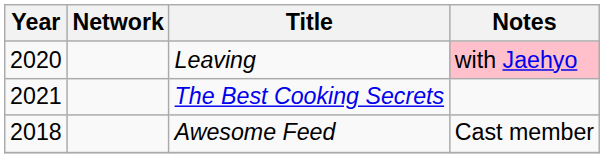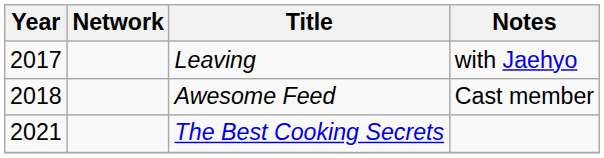(36, 59) 2020 -> (36, 59) 2017
(516, 59) pink background -> (516, 59) no background
rows swapped: (255, 133) <-> (309, 96)
